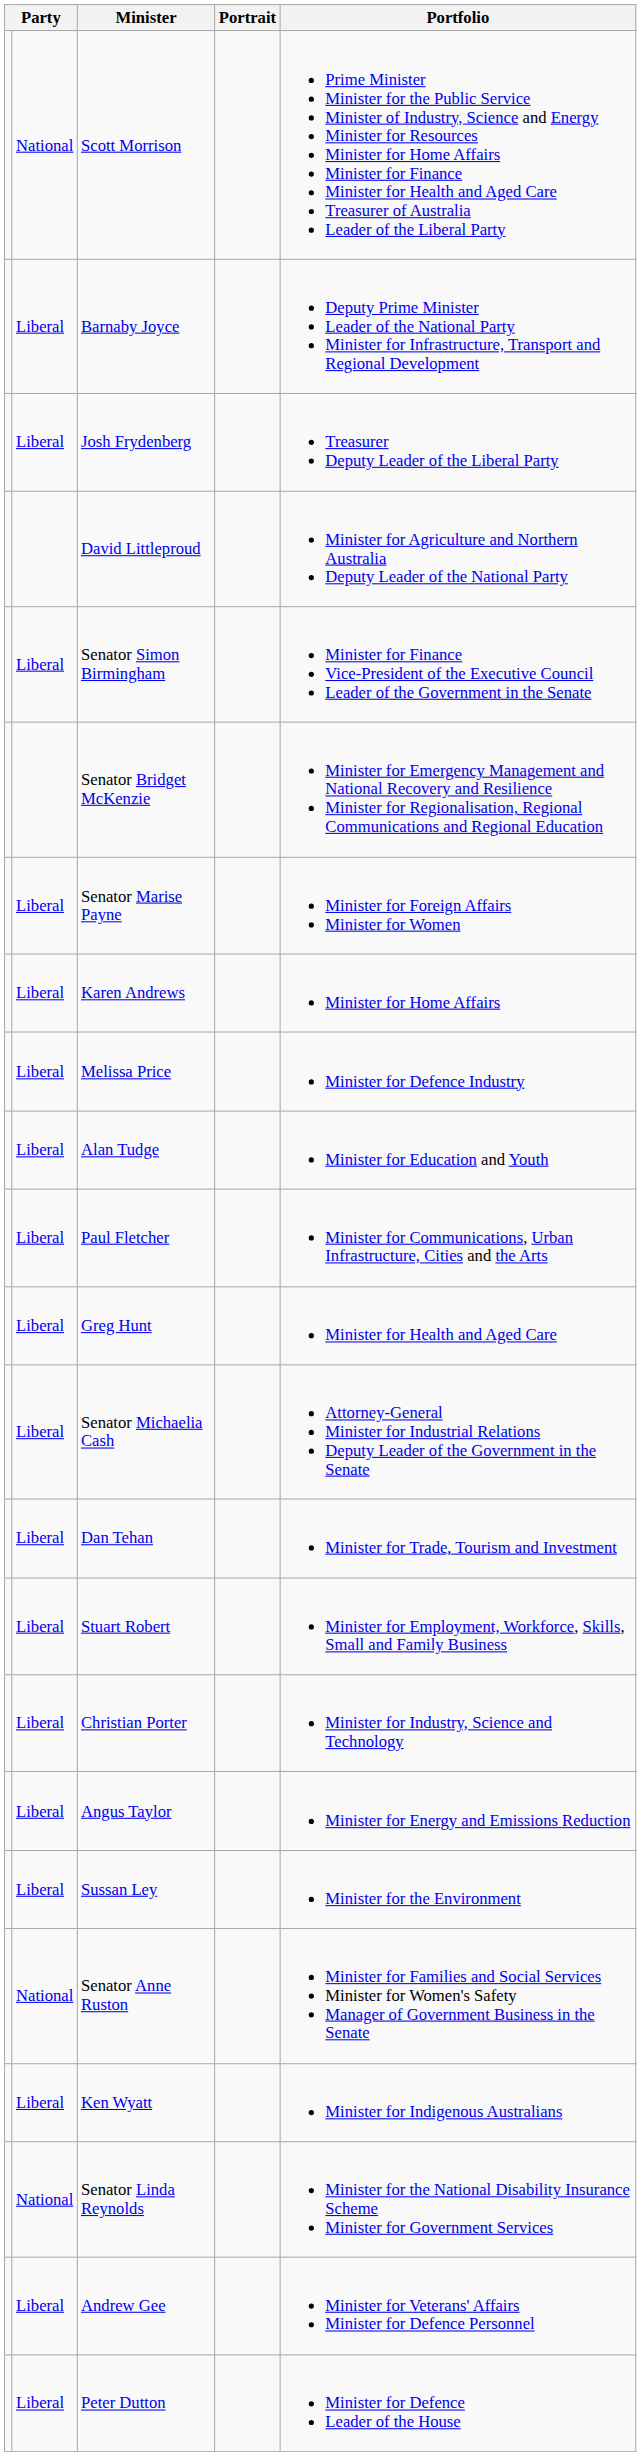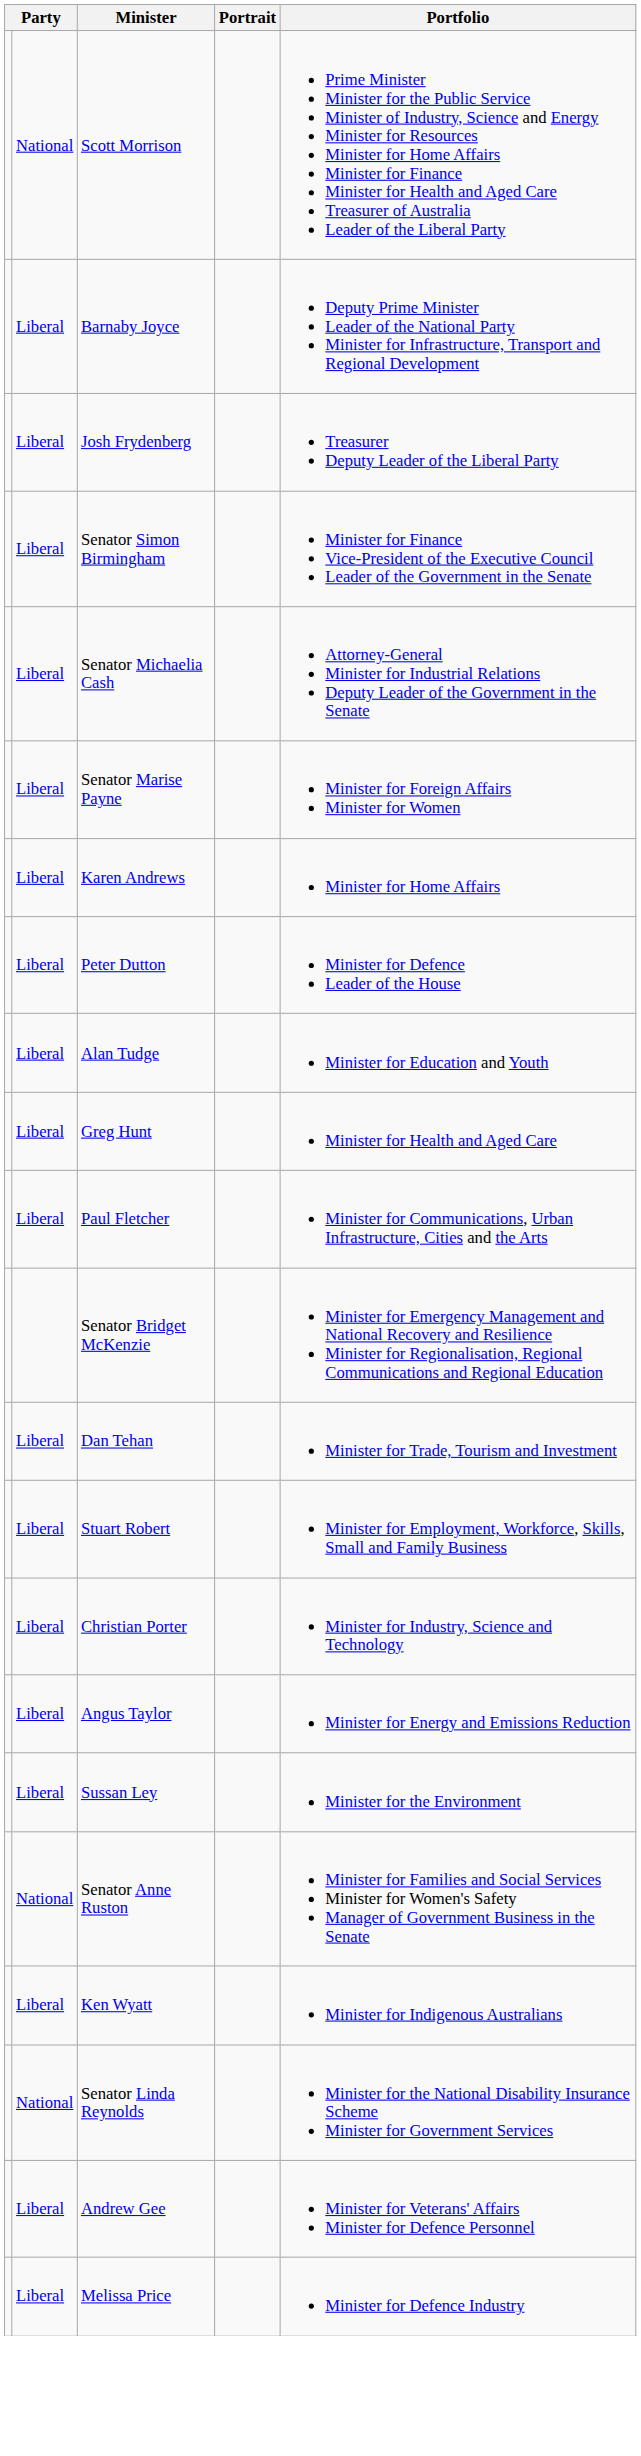- row: (141, 548)
rows swapped: (142, 1431) <-> (133, 789)
rows swapped: (123, 2403) <-> (126, 1071)
rows swapped: (116, 1325) <-> (125, 1237)
